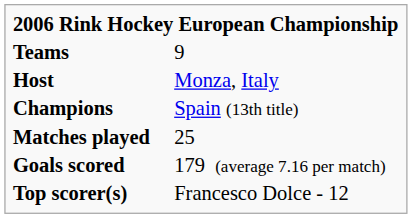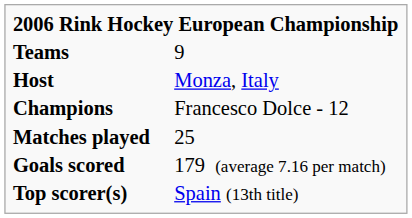(236, 109) Spain (13th title) -> (261, 109) Francesco Dolce - 12
(261, 193) Francesco Dolce - 12 -> (236, 193) Spain (13th title)
